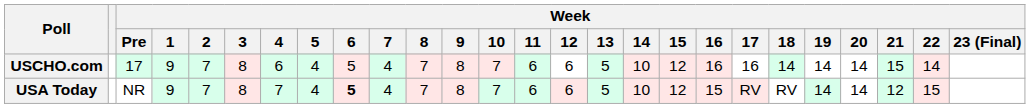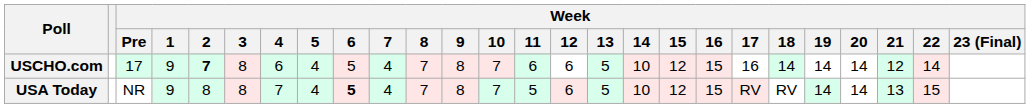(206, 66) normal -> (206, 66) bold
(714, 66) 16 -> (714, 66) 15
(895, 66) 15 -> (895, 66) 12
(206, 90) 7 -> (206, 90) 8
(533, 90) 6 -> (533, 90) 5
(895, 90) 12 -> (895, 90) 13
